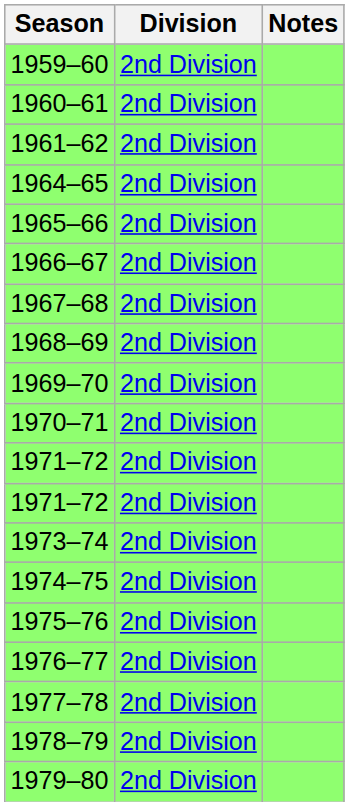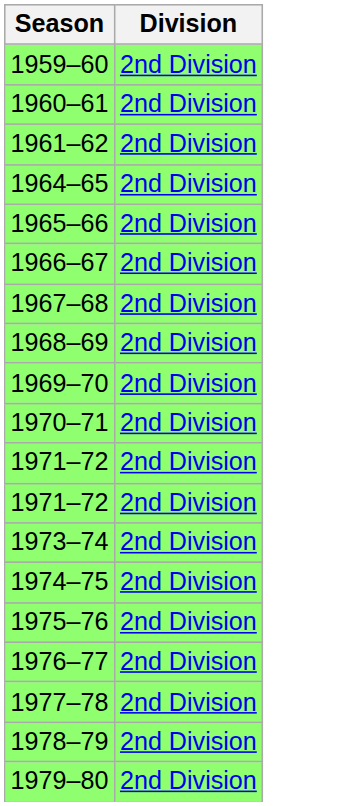- column: (303, 24)
